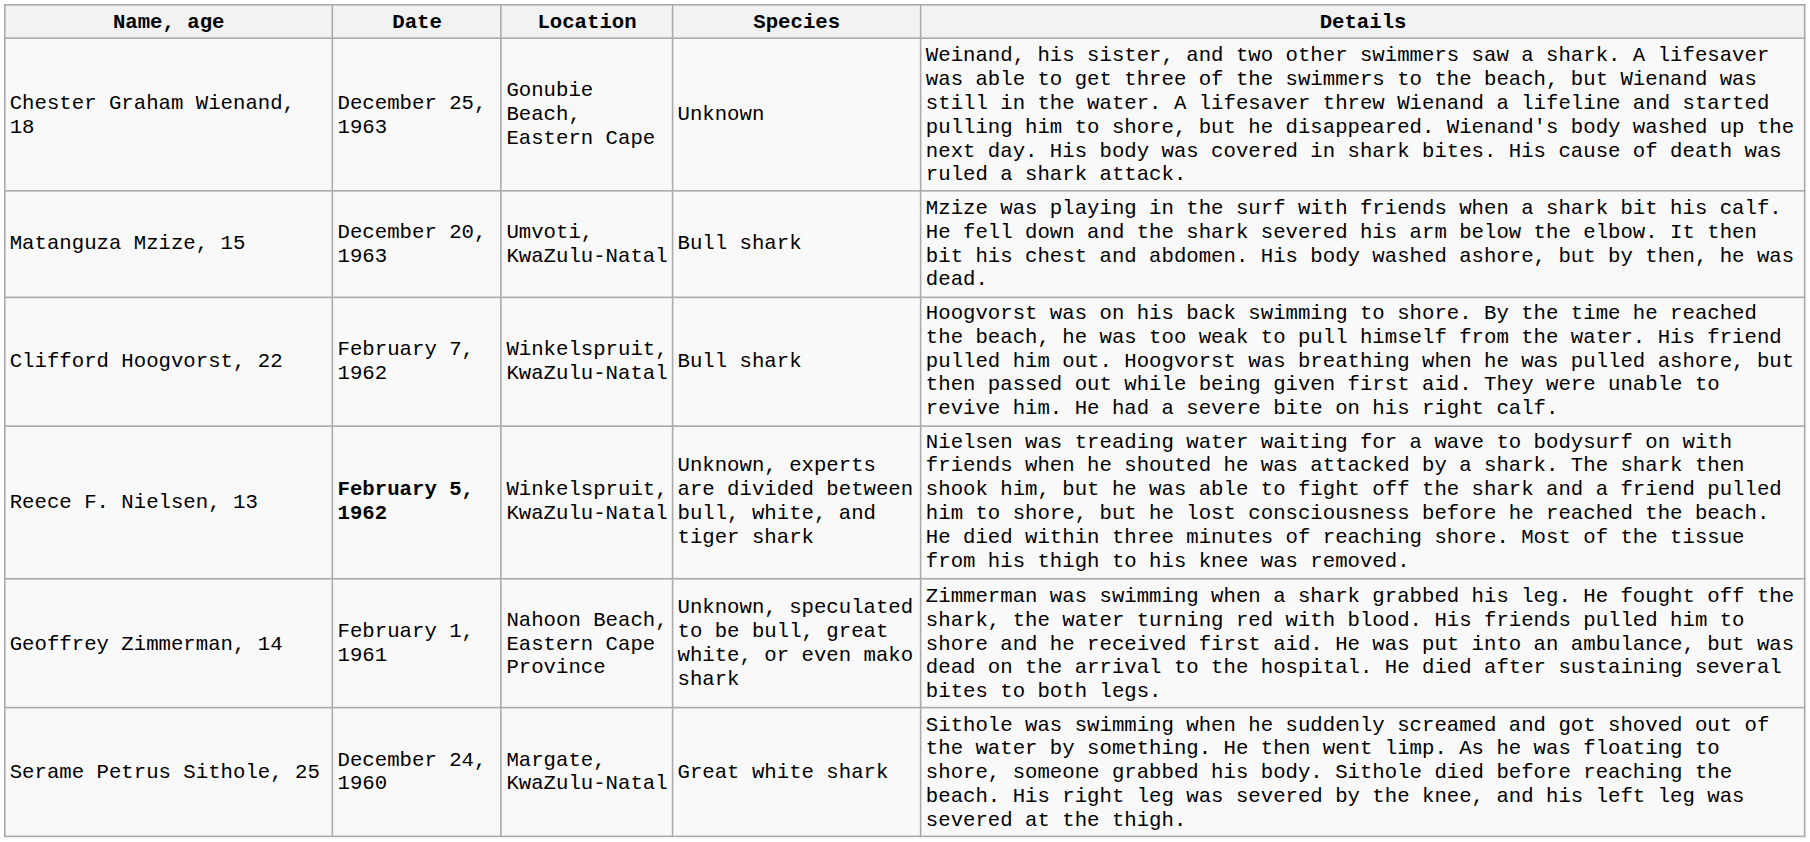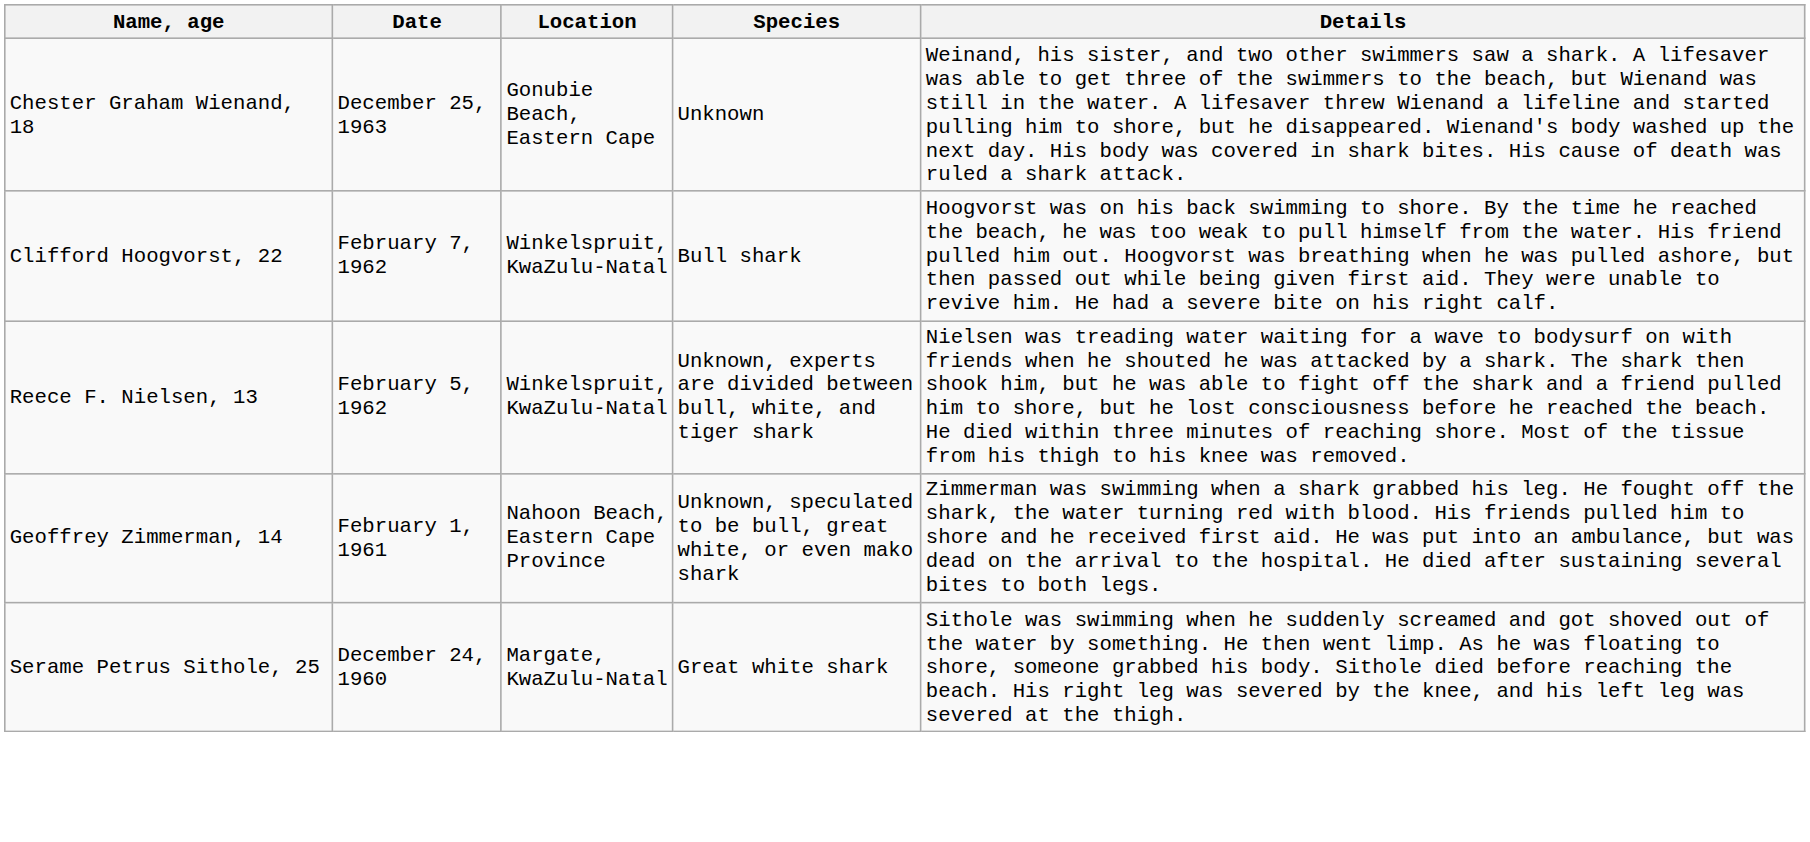- row: (128, 244)
(406, 502) bold -> (406, 397) normal
